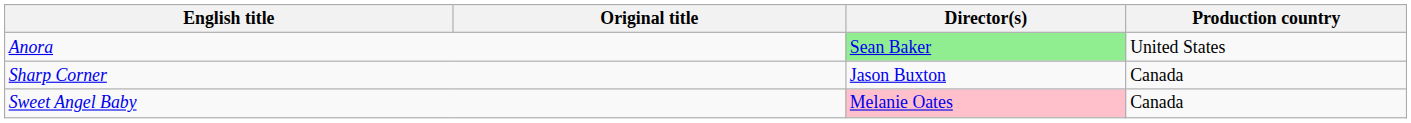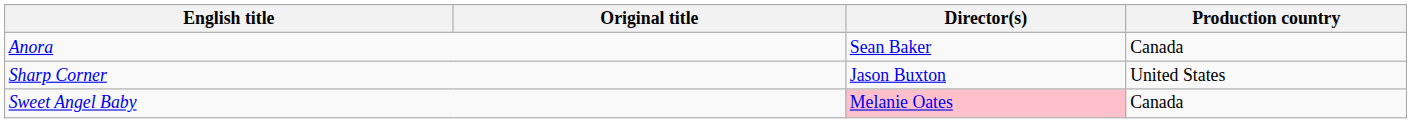(890, 46) lightgreen background -> (890, 46) no background
(1178, 46) United States -> (1157, 46) Canada
(1157, 74) Canada -> (1178, 74) United States
